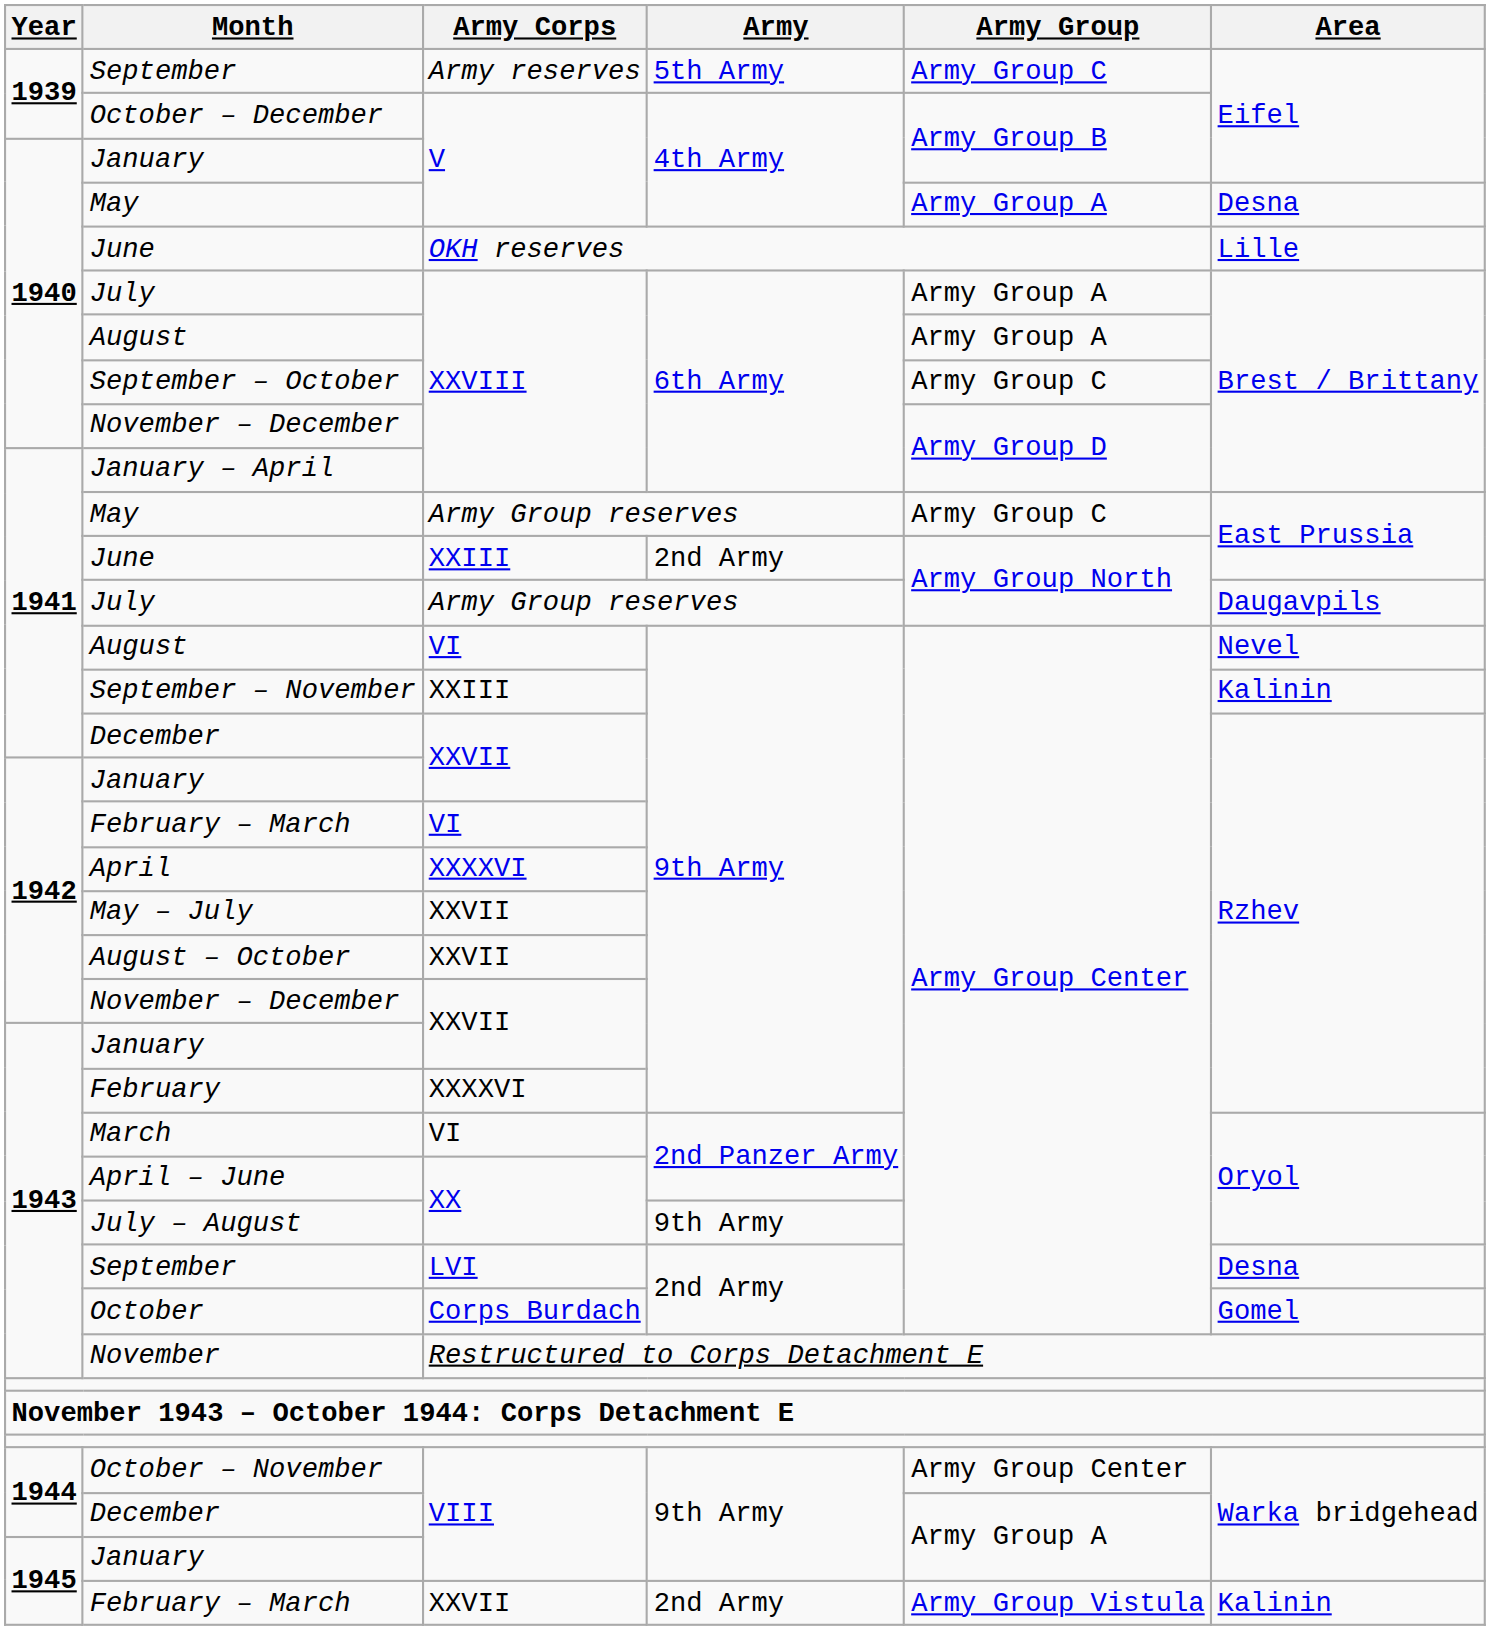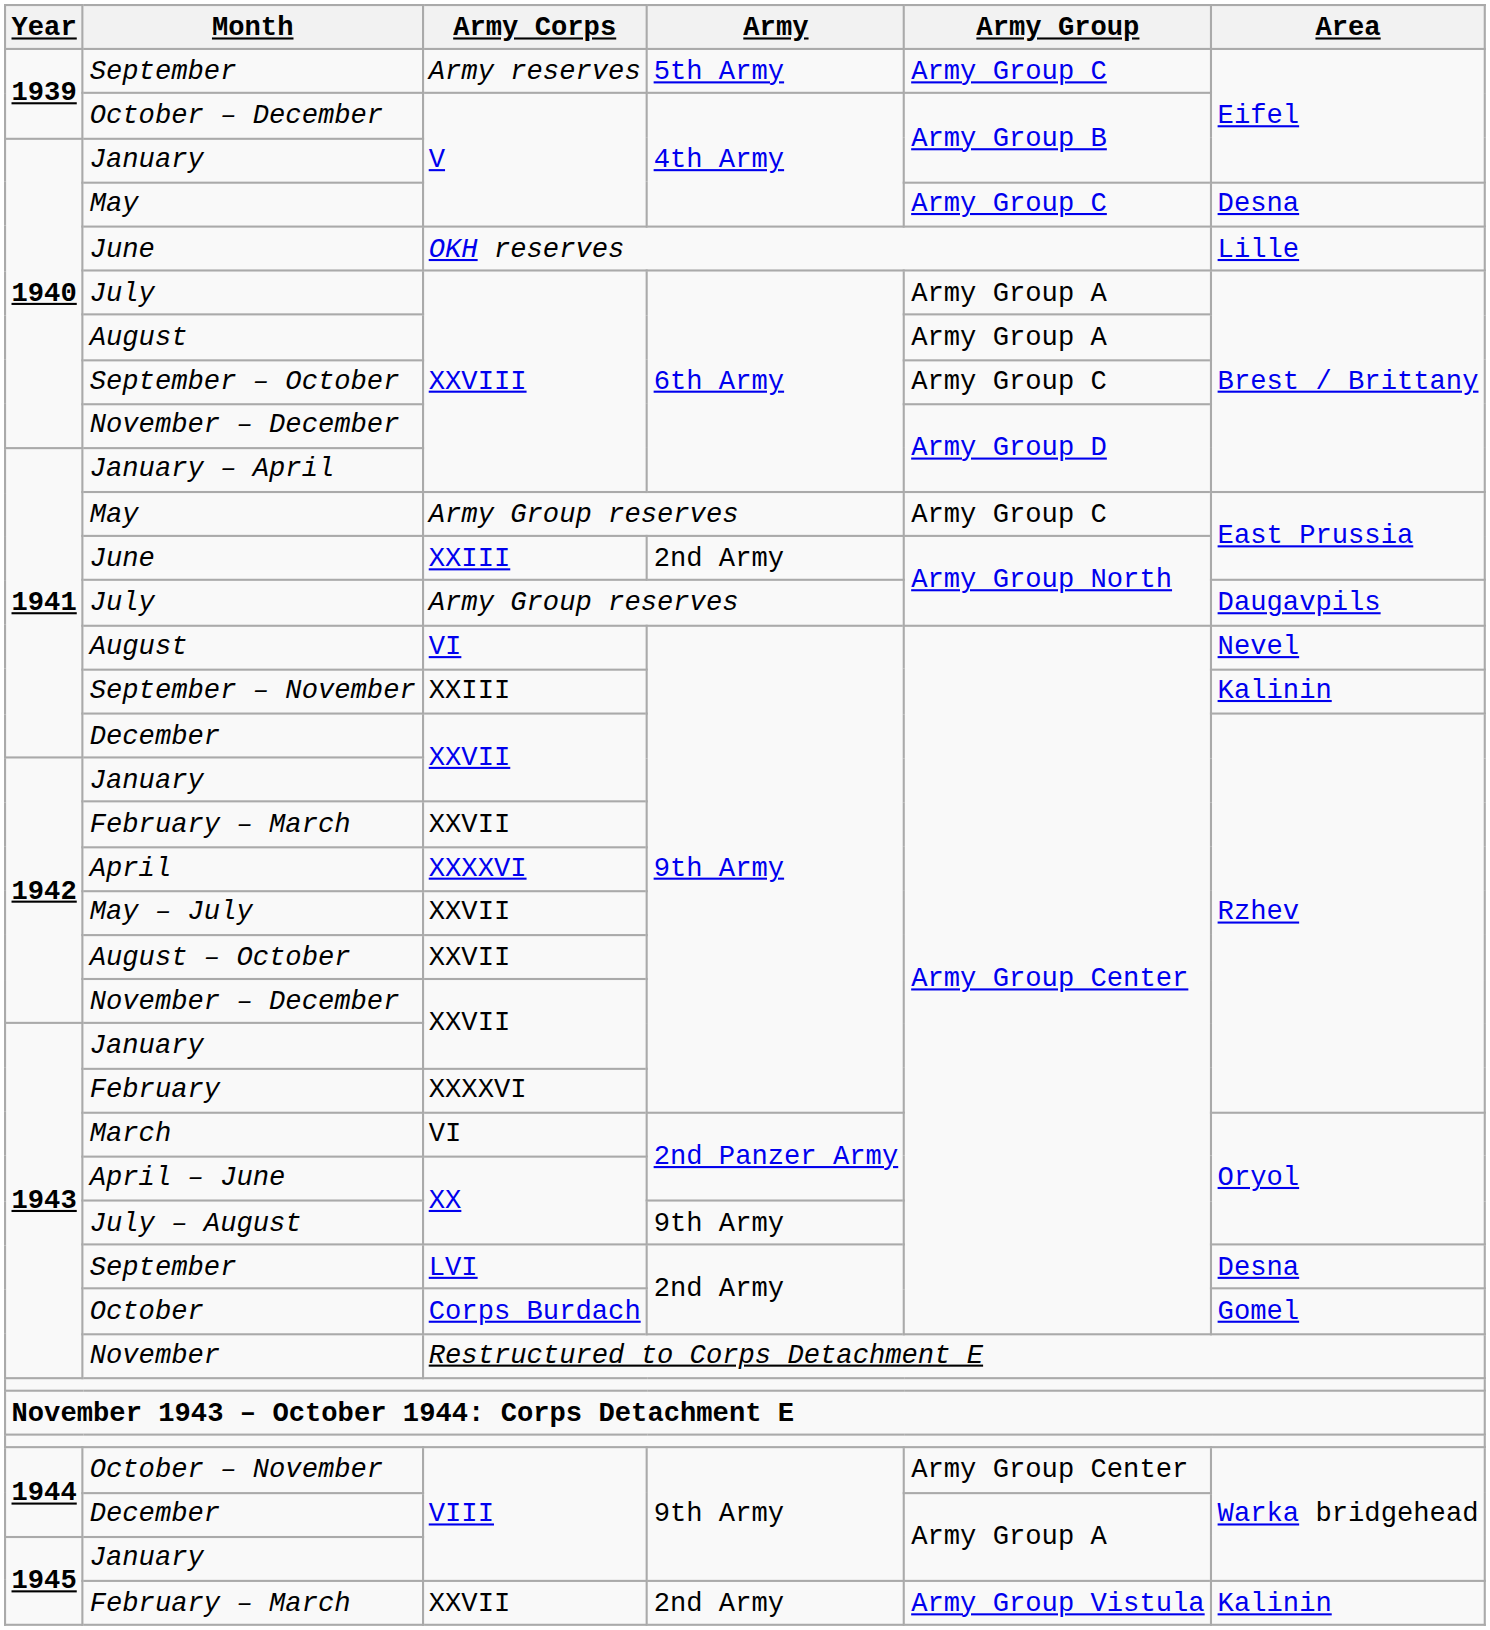(1009, 204) Army Group A -> (1009, 204) Army Group C
(445, 824) VI -> (469, 824) XXVII
